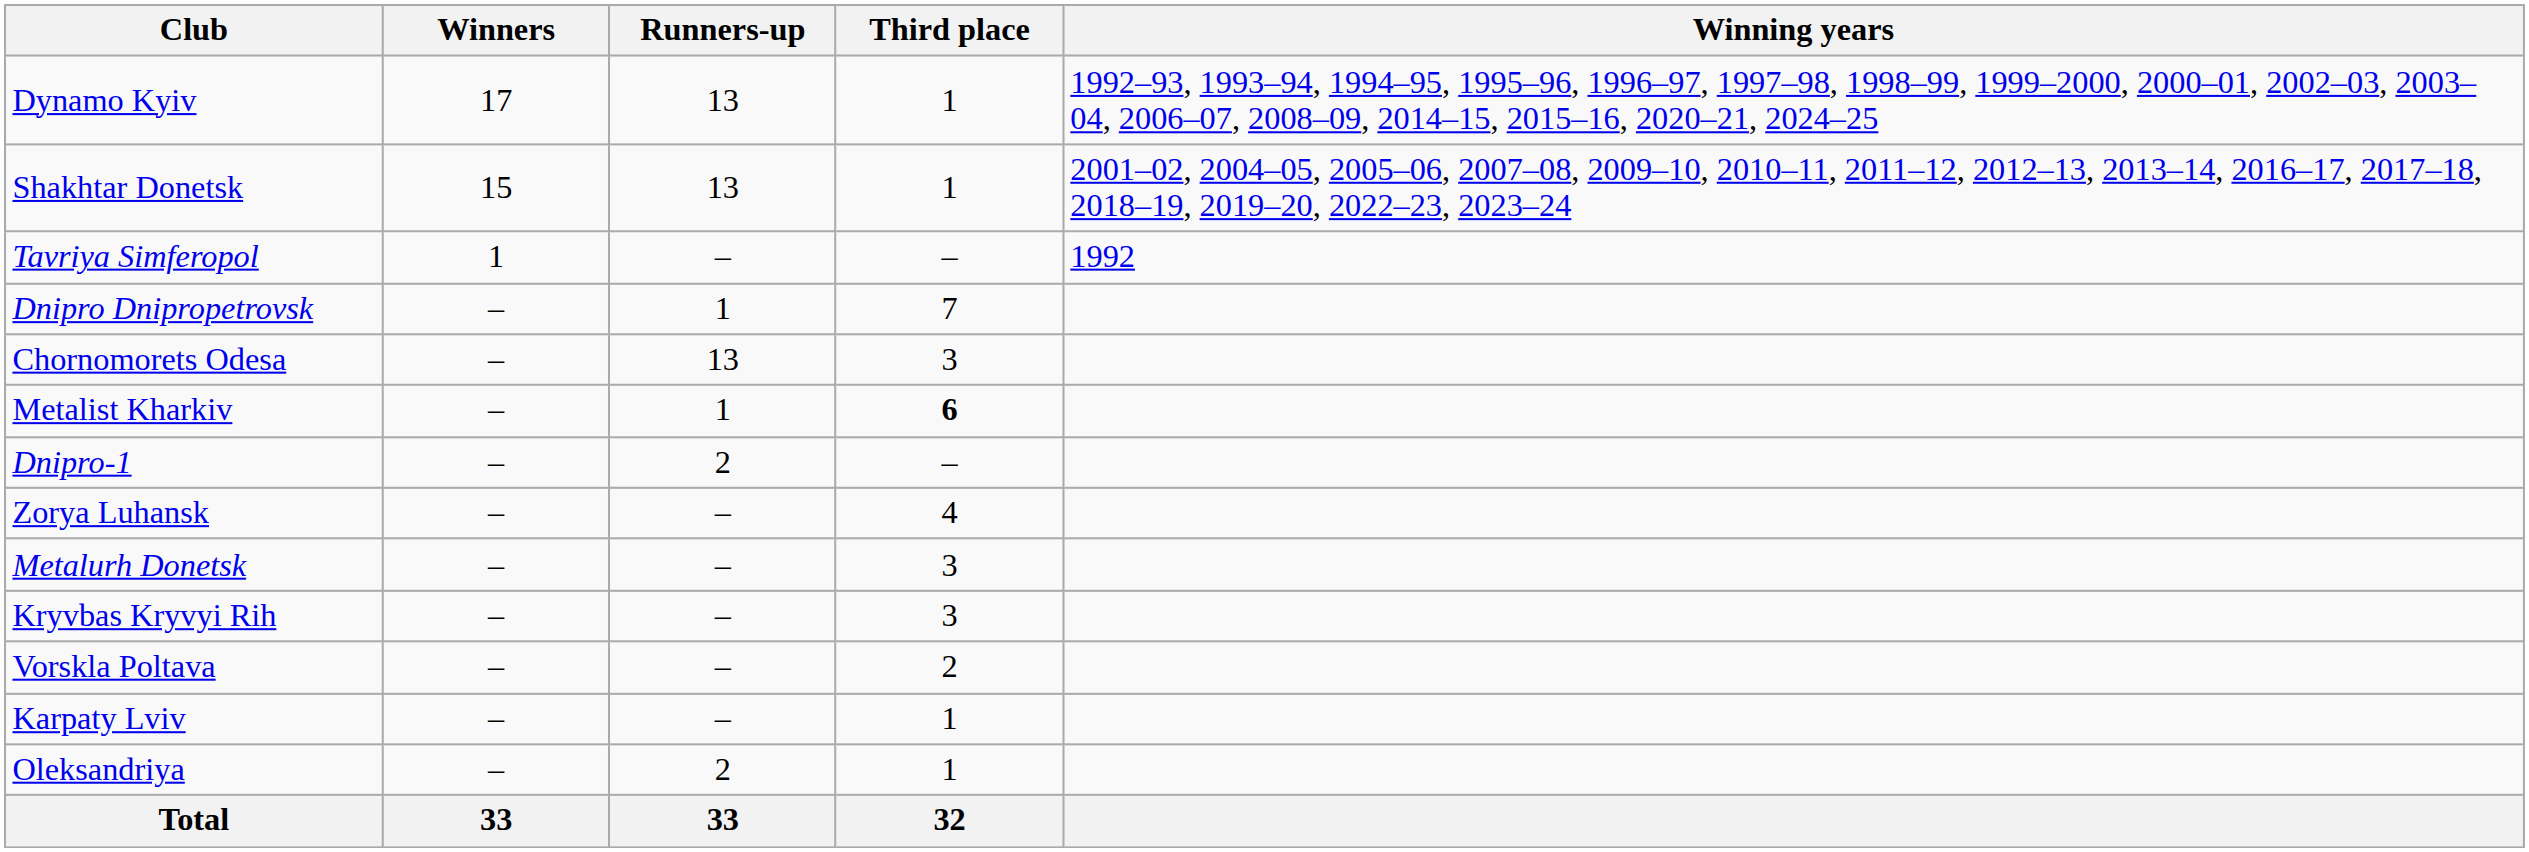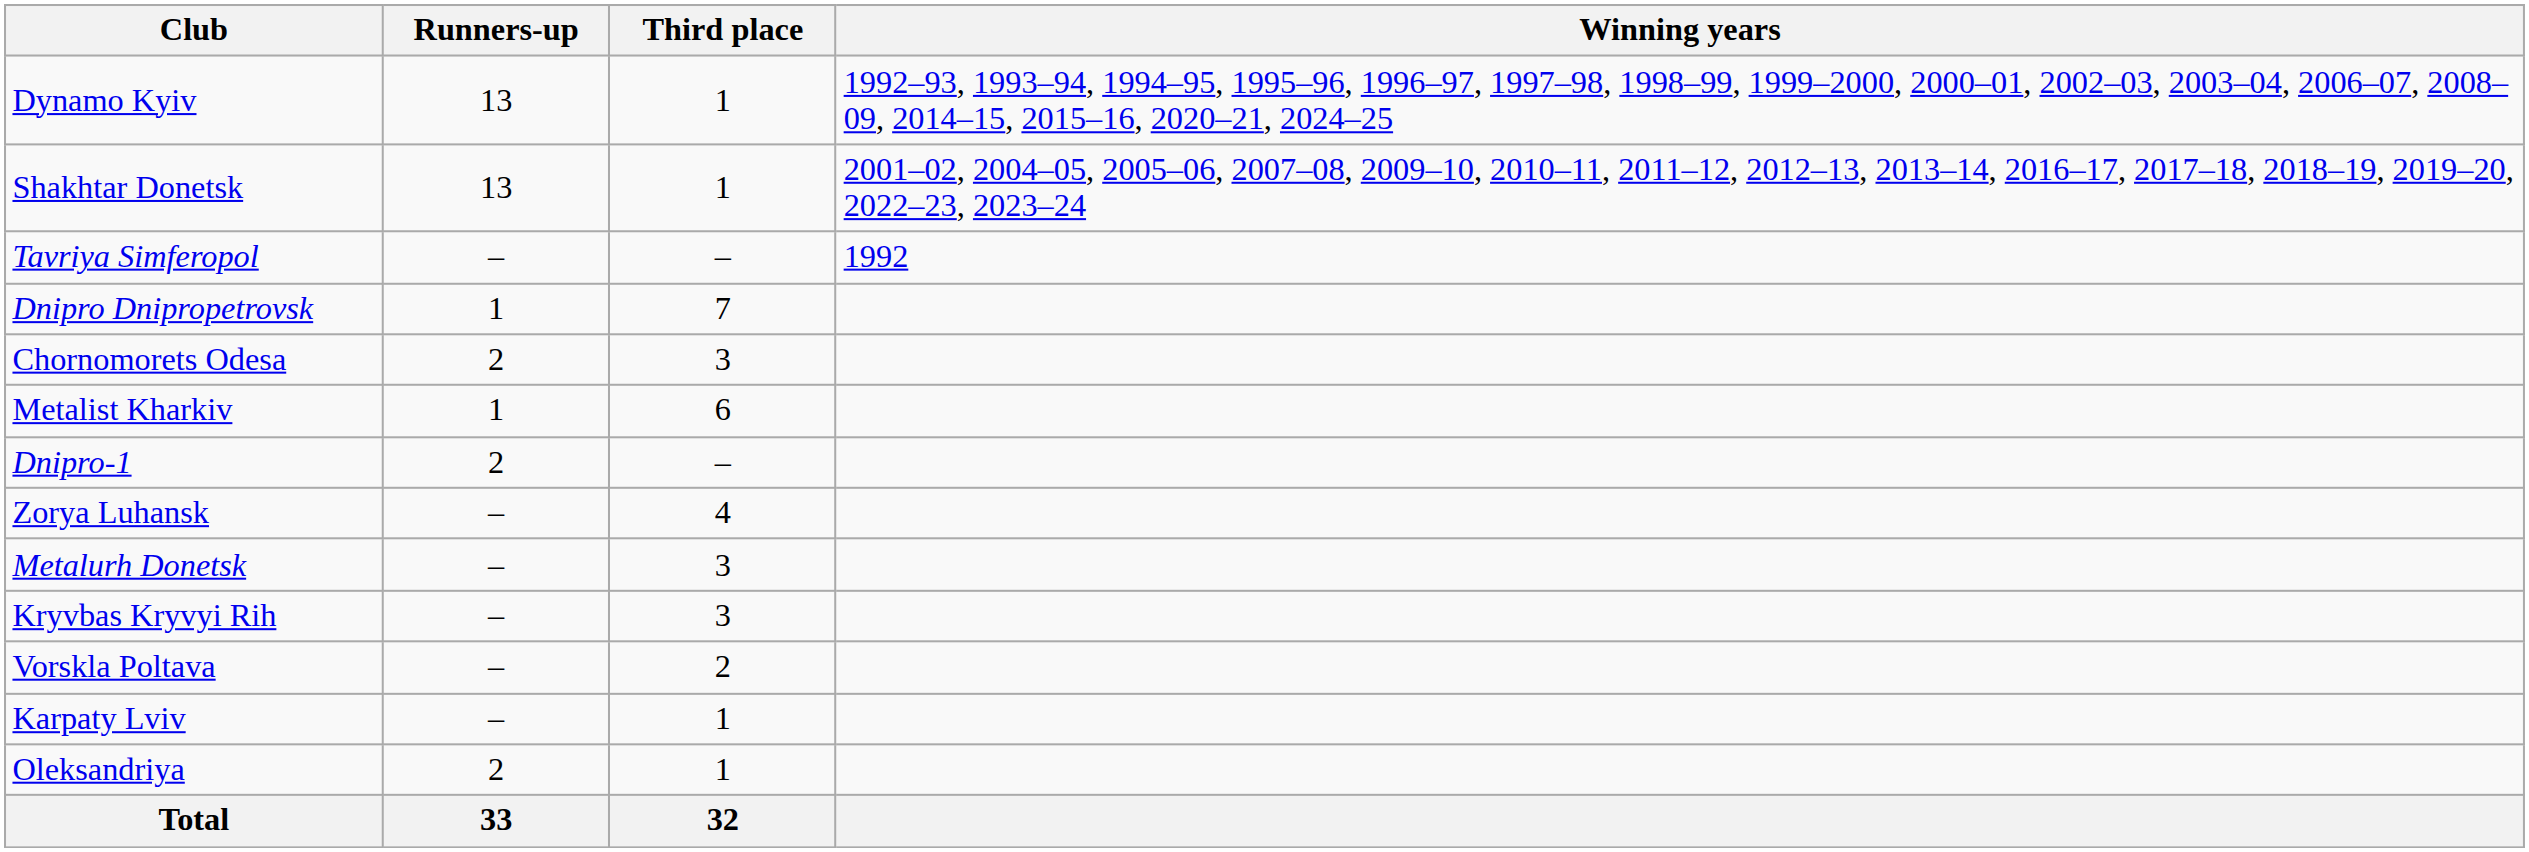- column: (496, 30)
(723, 359) 13 -> (496, 359) 2
(950, 410) bold -> (723, 410) normal
